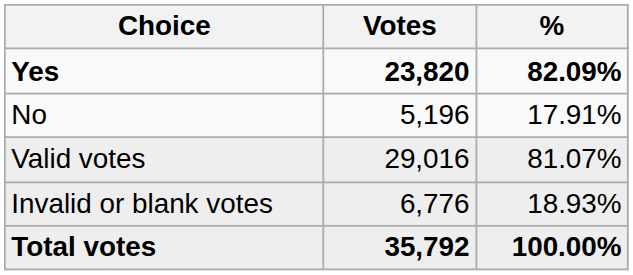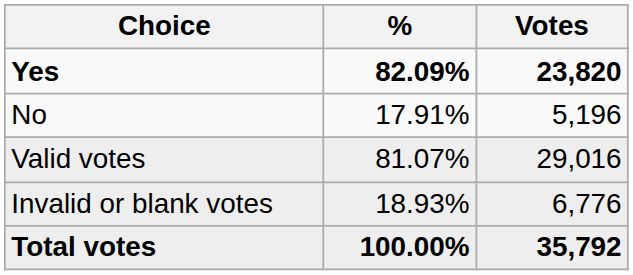columns swapped: (400, 26) <-> (552, 26)
